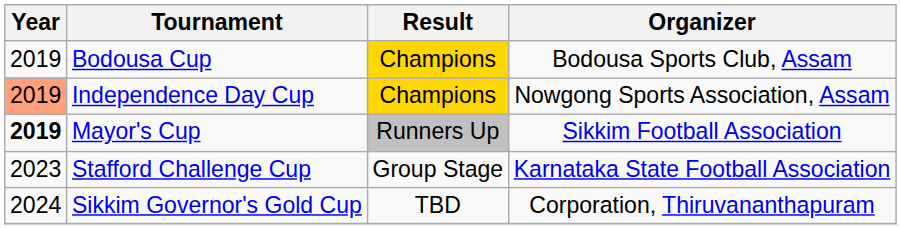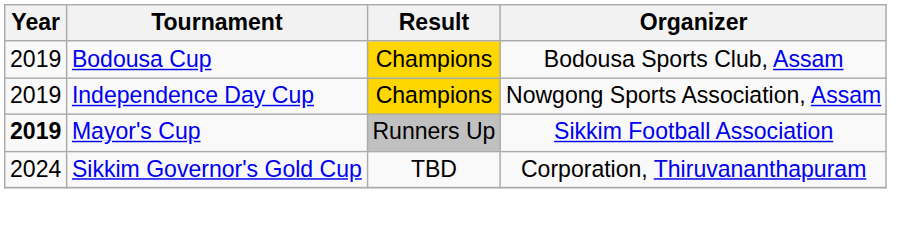(36, 95) lightsalmon background -> (36, 95) no background
- row: (191, 168)
